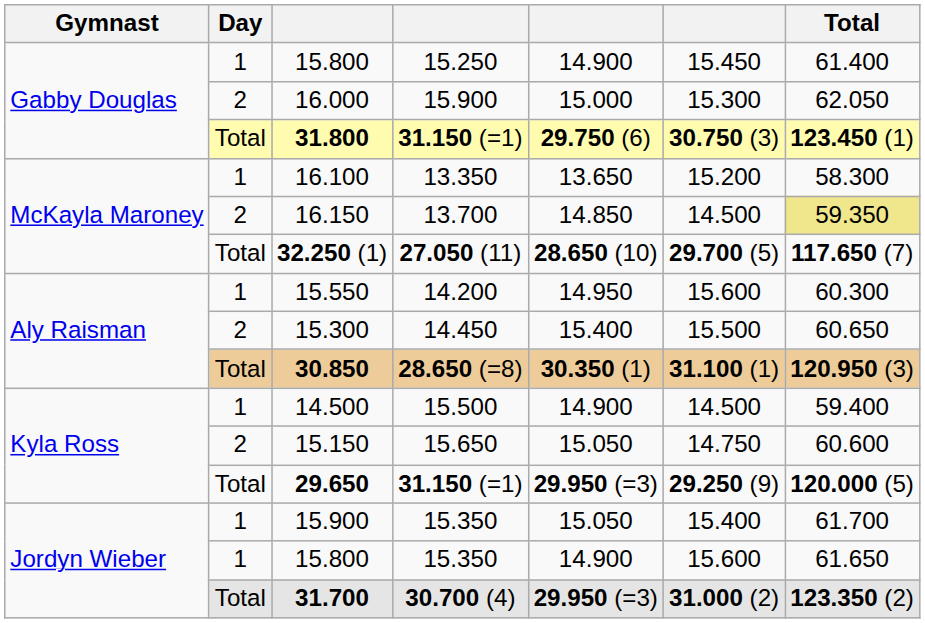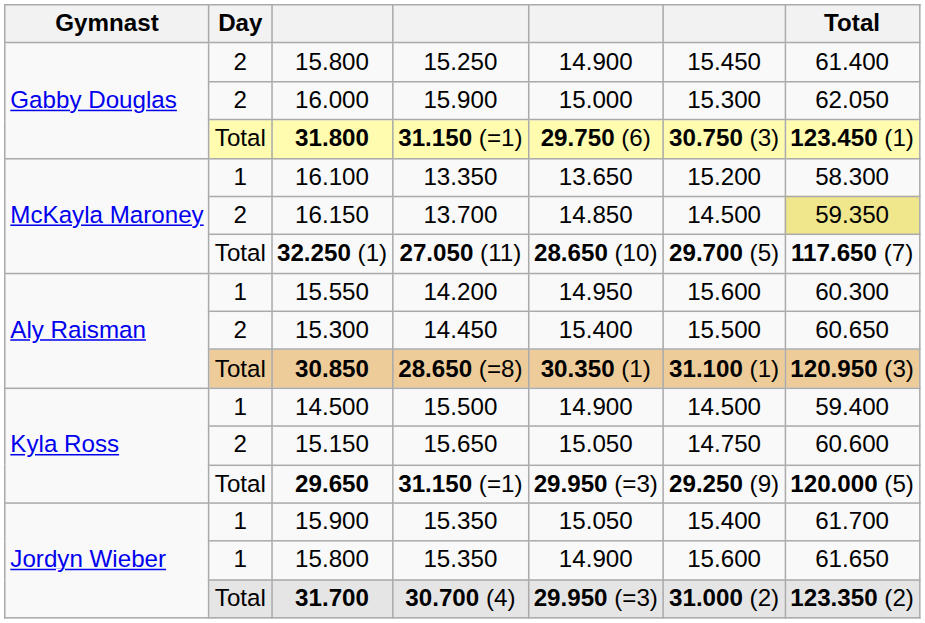(240, 61) 1 -> (240, 61) 2
